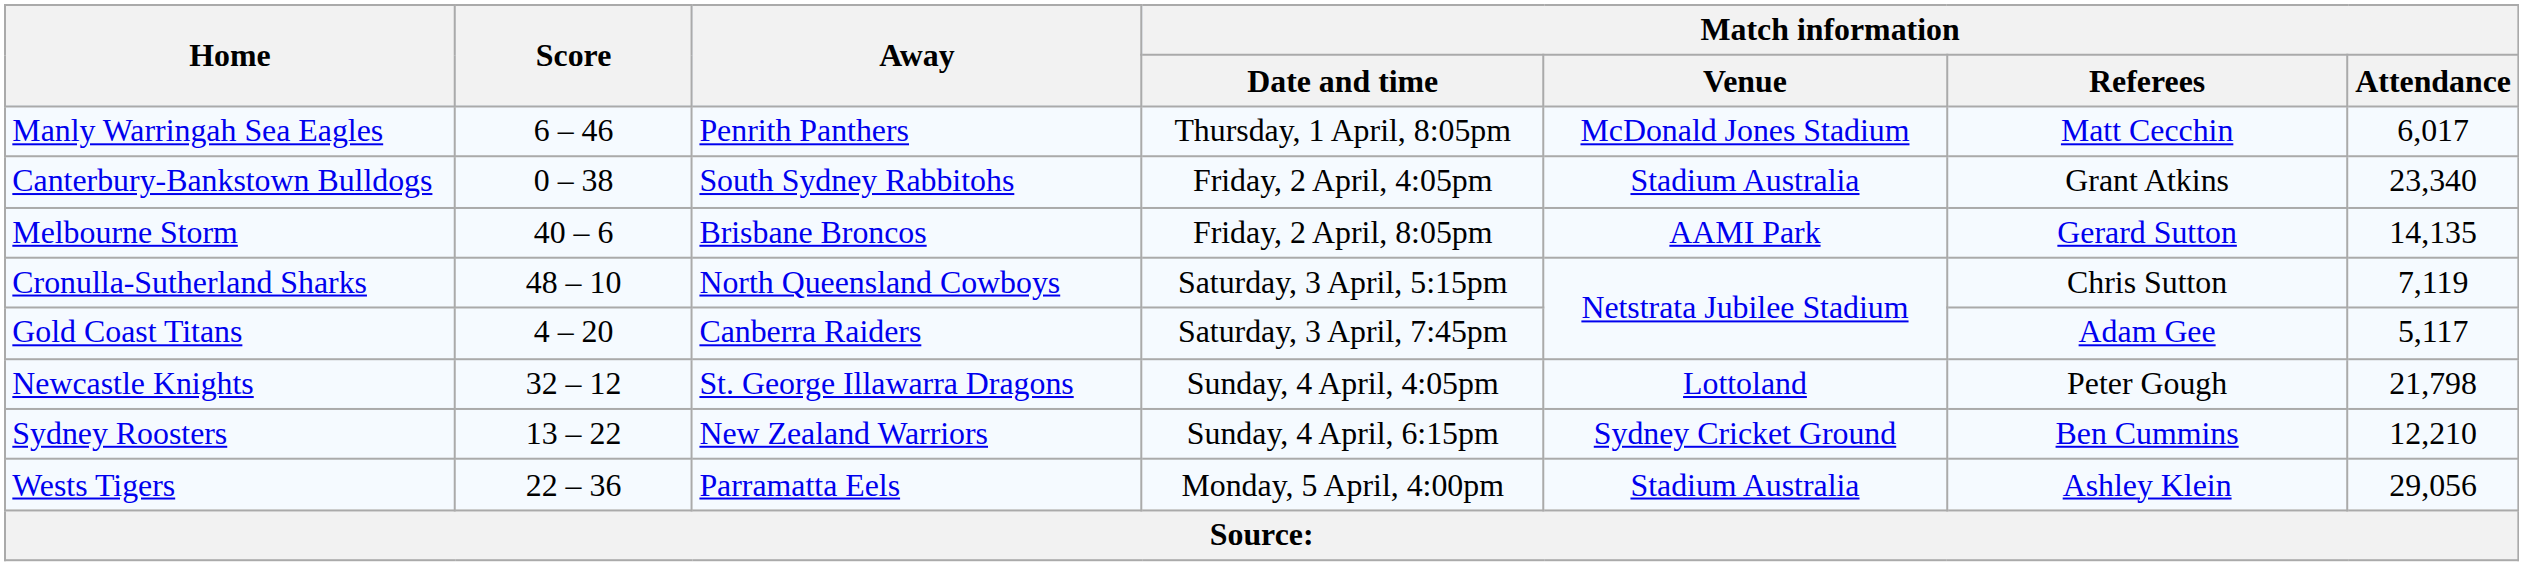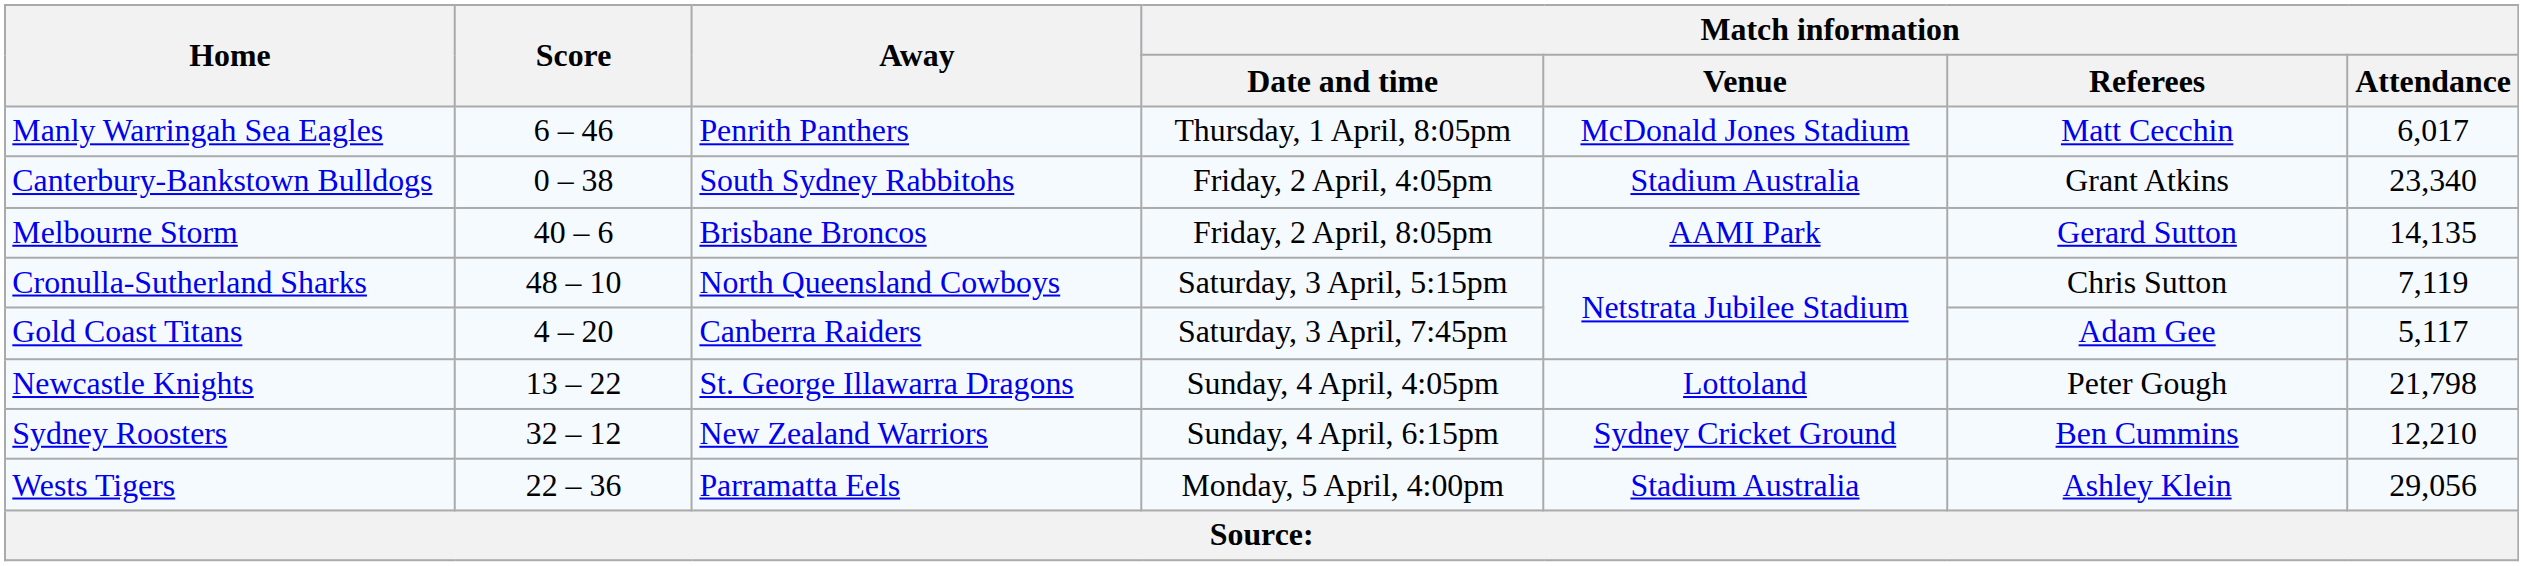(574, 383) 32 – 12 -> (574, 383) 13 – 22
(574, 433) 13 – 22 -> (574, 433) 32 – 12
